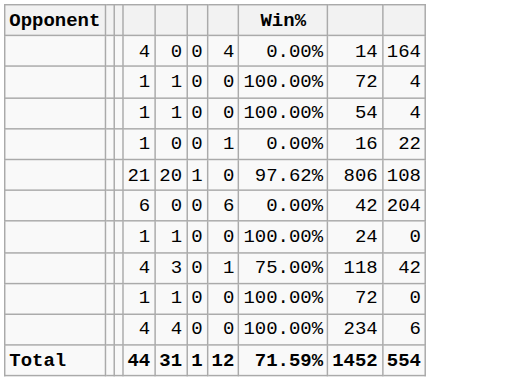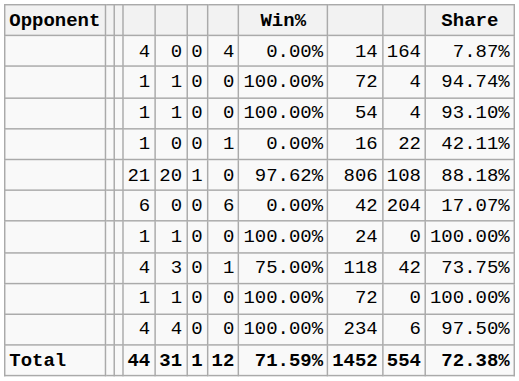+ column: (470, 20)
